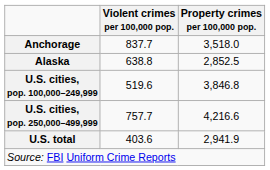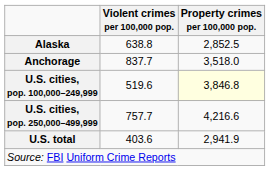rows swapped: (52, 44) <-> (52, 62)
(221, 86) no background -> (221, 86) lightyellow background
